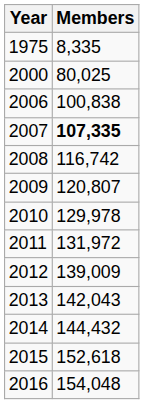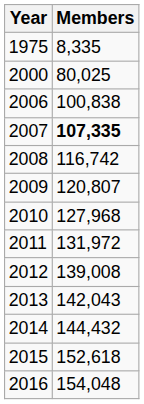(88, 215) 129,978 -> (88, 215) 127,968
(88, 272) 139,009 -> (88, 272) 139,008
